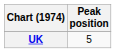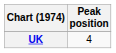(89, 39) 5 -> (89, 39) 4
